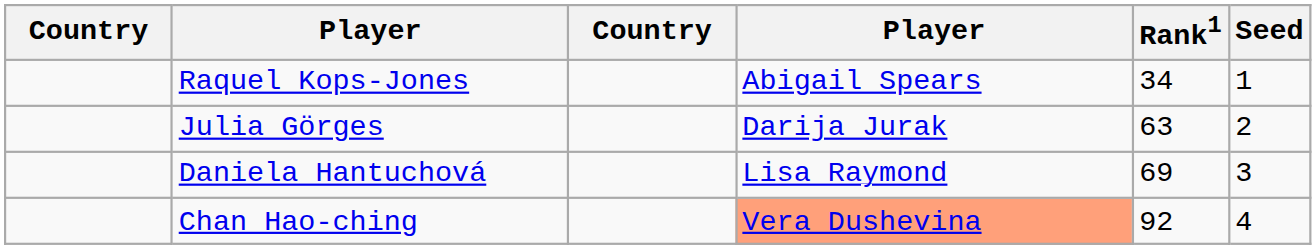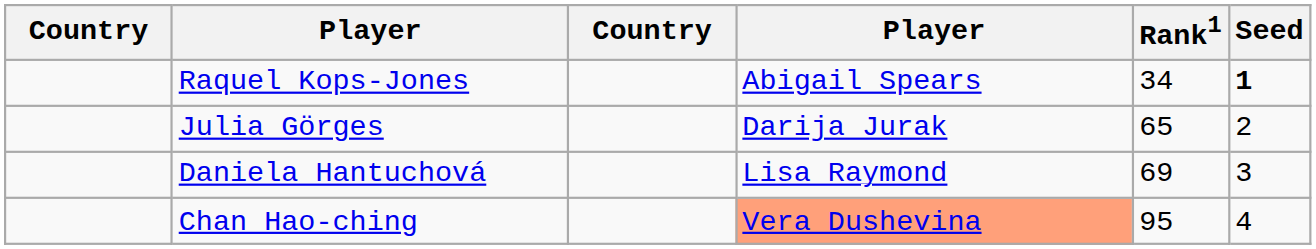(1244, 82) normal -> (1244, 82) bold
(1156, 128) 63 -> (1156, 128) 65
(1156, 221) 92 -> (1156, 221) 95
